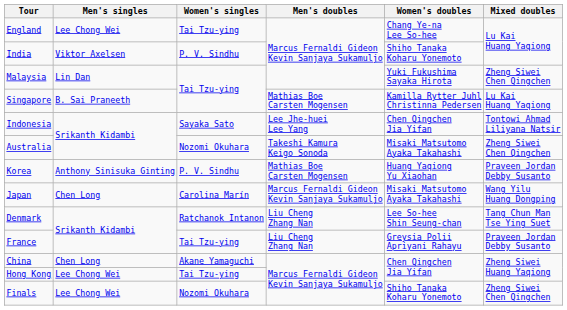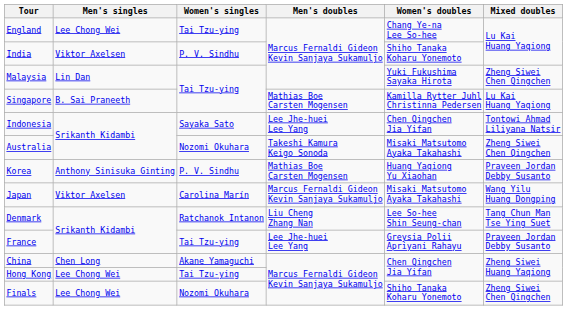(78, 195) Chen Long -> (90, 195) Viktor Axelsen
(290, 242) Liu Cheng Zhang Nan -> (298, 242) Lee Jhe-huei Lee Yang
